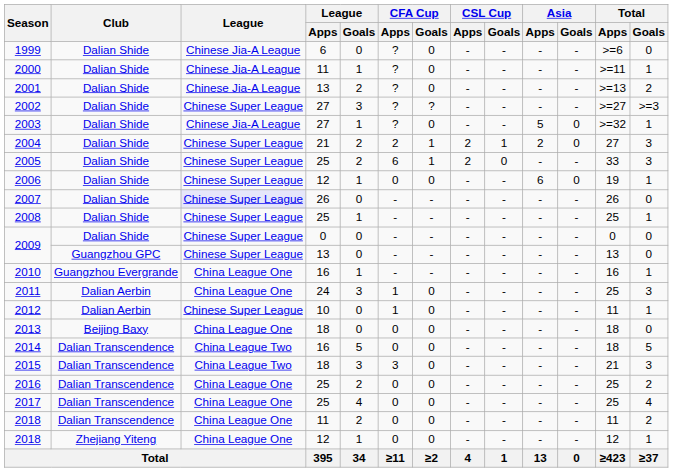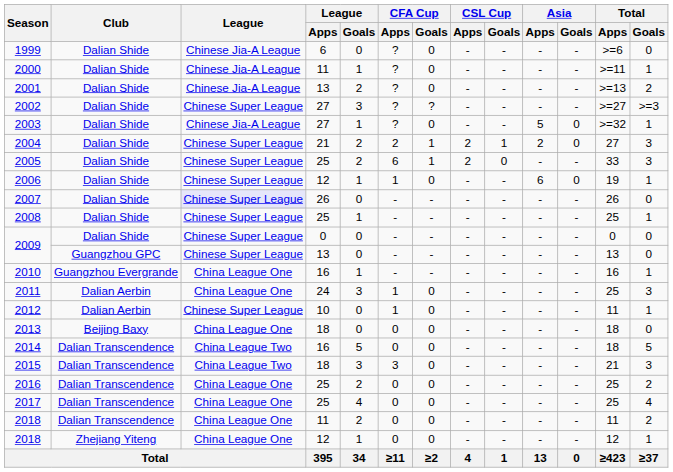(395, 180) 0 -> (395, 180) 1
